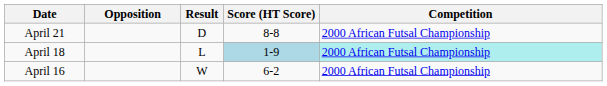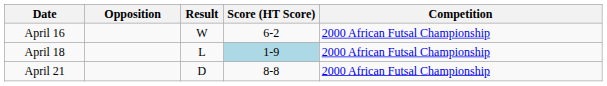rows swapped: (45, 71) <-> (45, 33)
(406, 52) paleturquoise background -> (406, 52) no background
